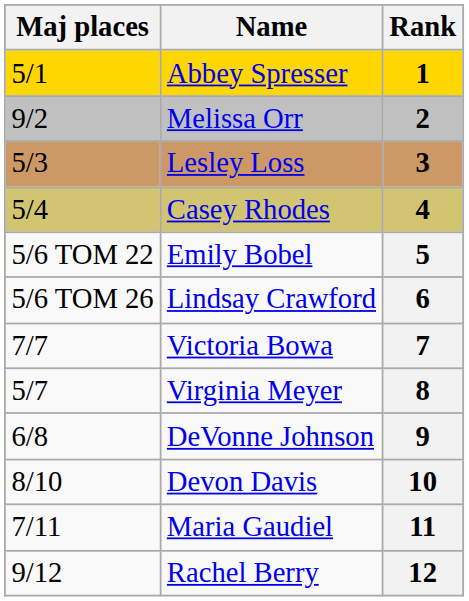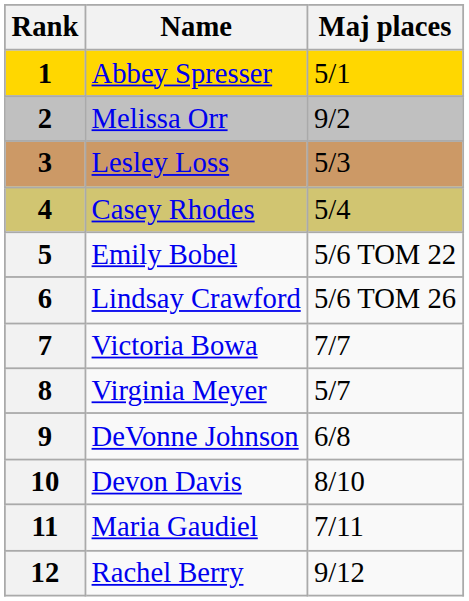columns swapped: (423, 27) <-> (83, 27)
